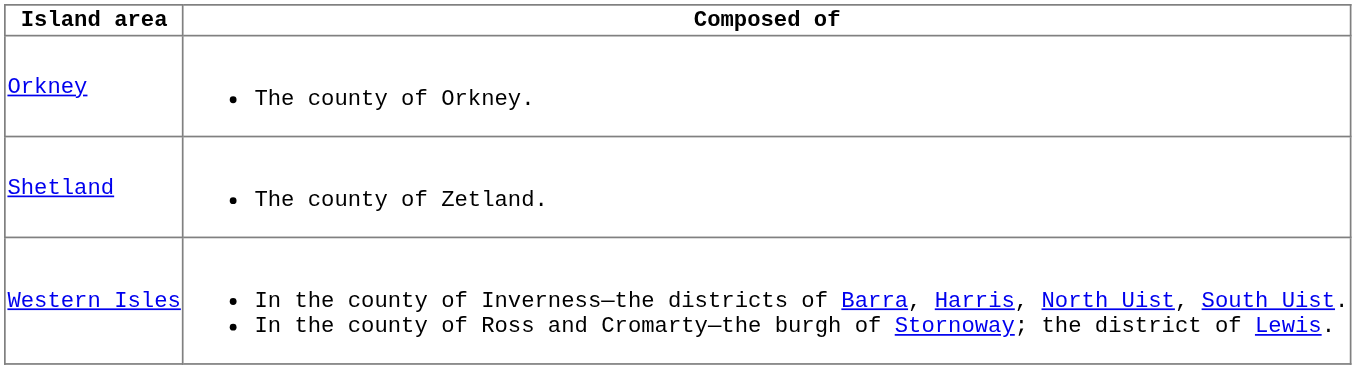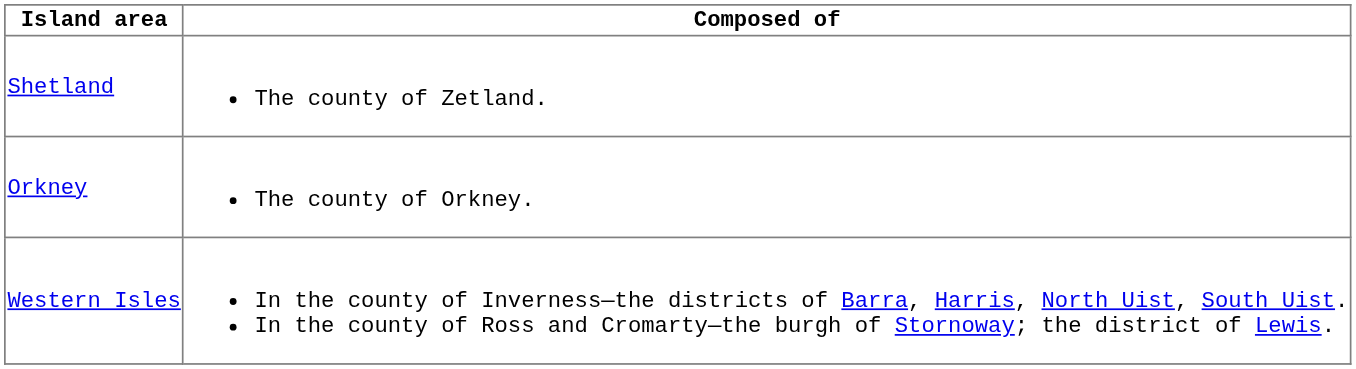rows swapped: (47, 86) <-> (61, 187)
